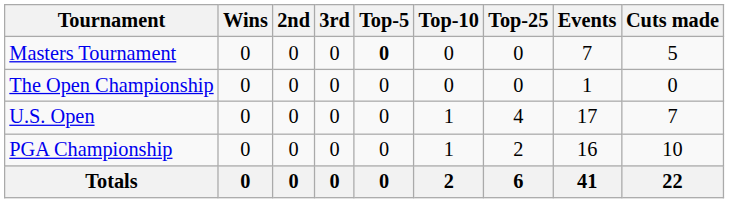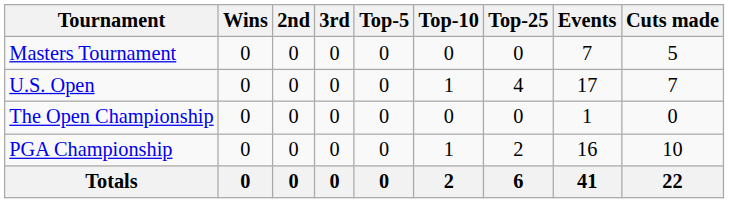(384, 52) bold -> (384, 52) normal
rows swapped: (52, 117) <-> (111, 85)
